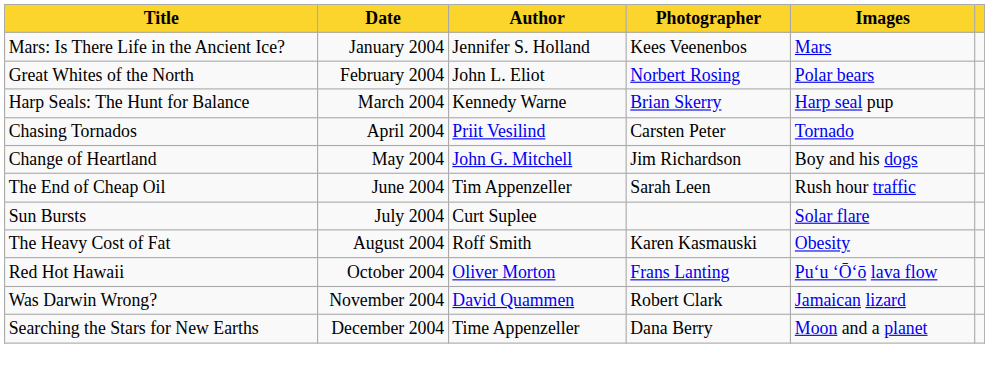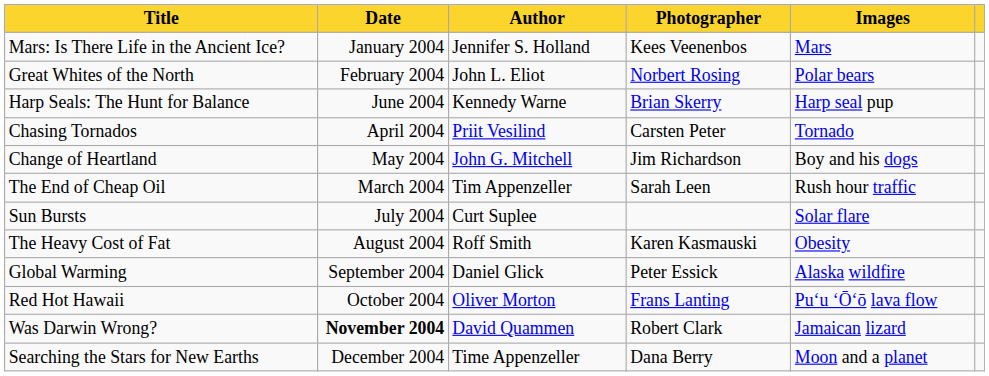(401, 103) March 2004 -> (408, 103) June 2004
(408, 187) June 2004 -> (401, 187) March 2004
+ row: (68, 272)
(387, 300) normal -> (385, 328) bold
